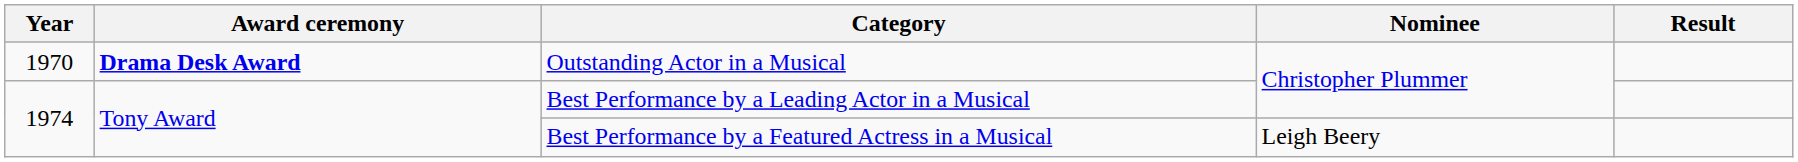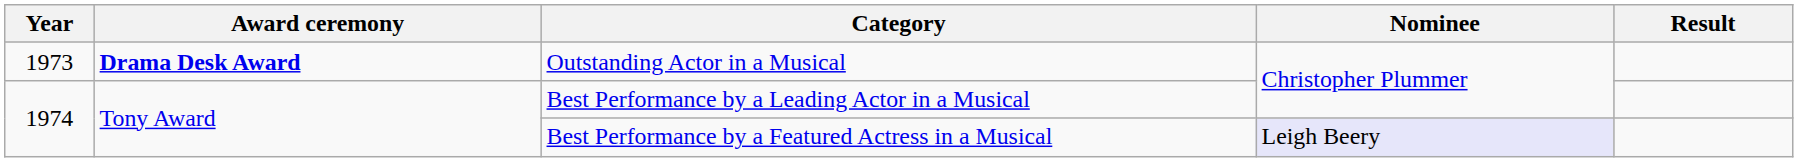(49, 61) 1970 -> (49, 61) 1973
(1321, 136) no background -> (1321, 136) lavender background
